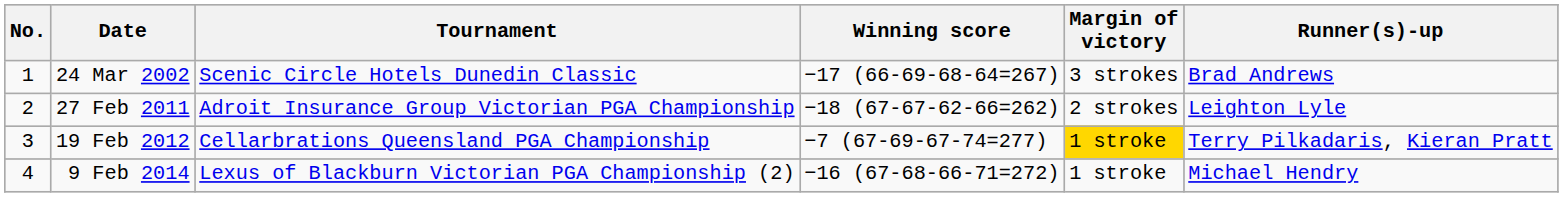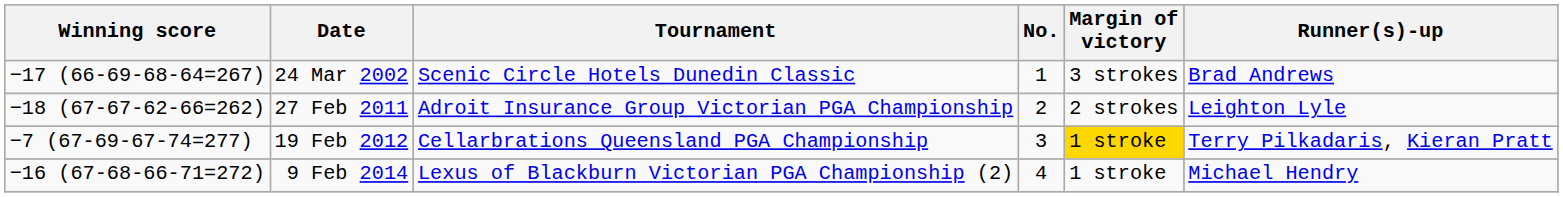columns swapped: (28, 33) <-> (932, 33)
